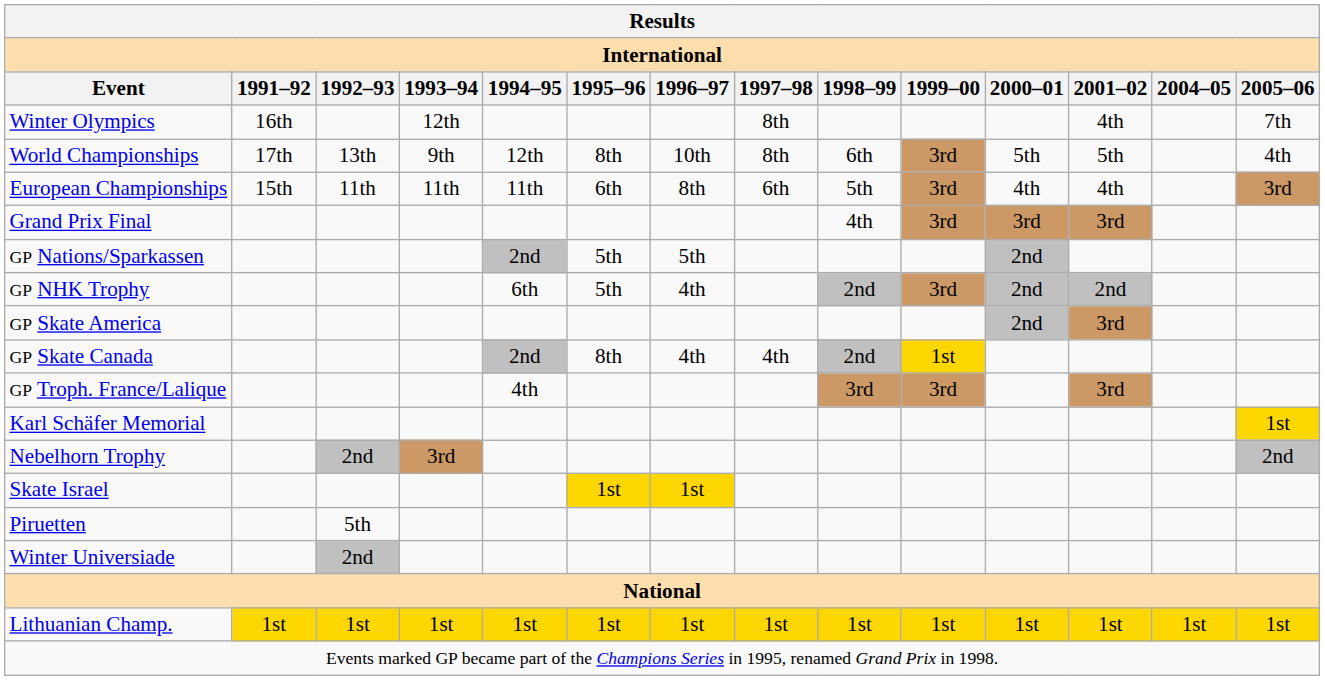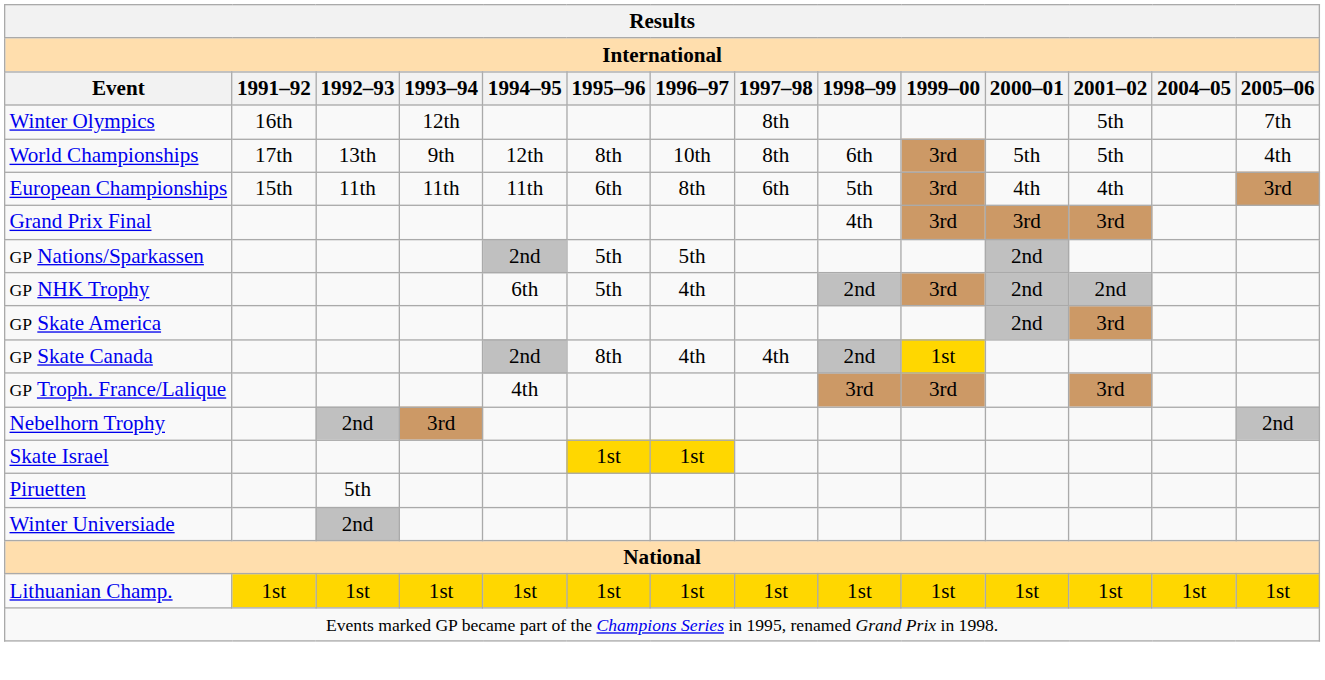(1110, 121) 4th -> (1110, 121) 5th
- row: (107, 423)
